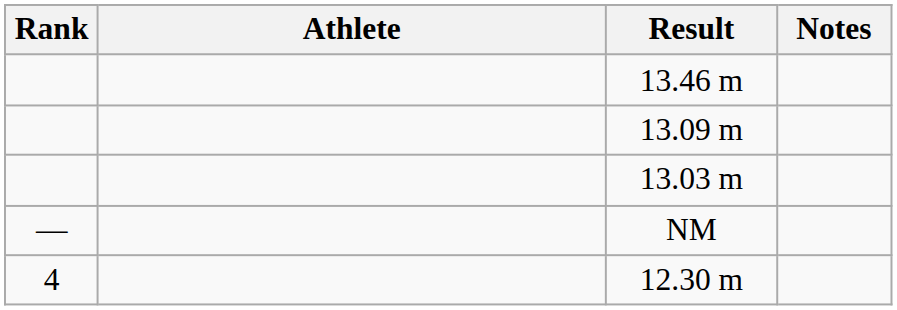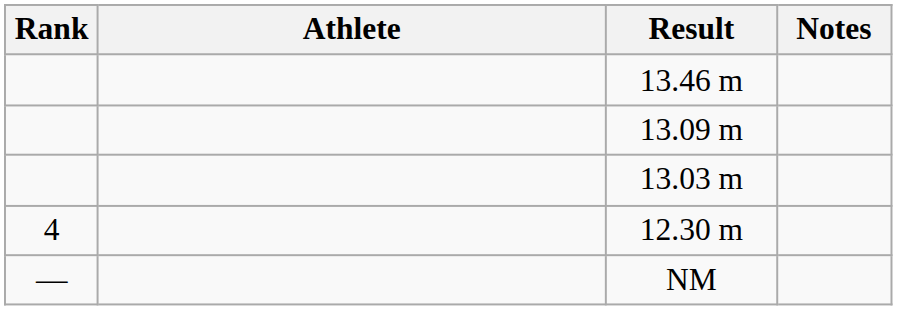rows swapped: (691, 279) <-> (691, 229)
